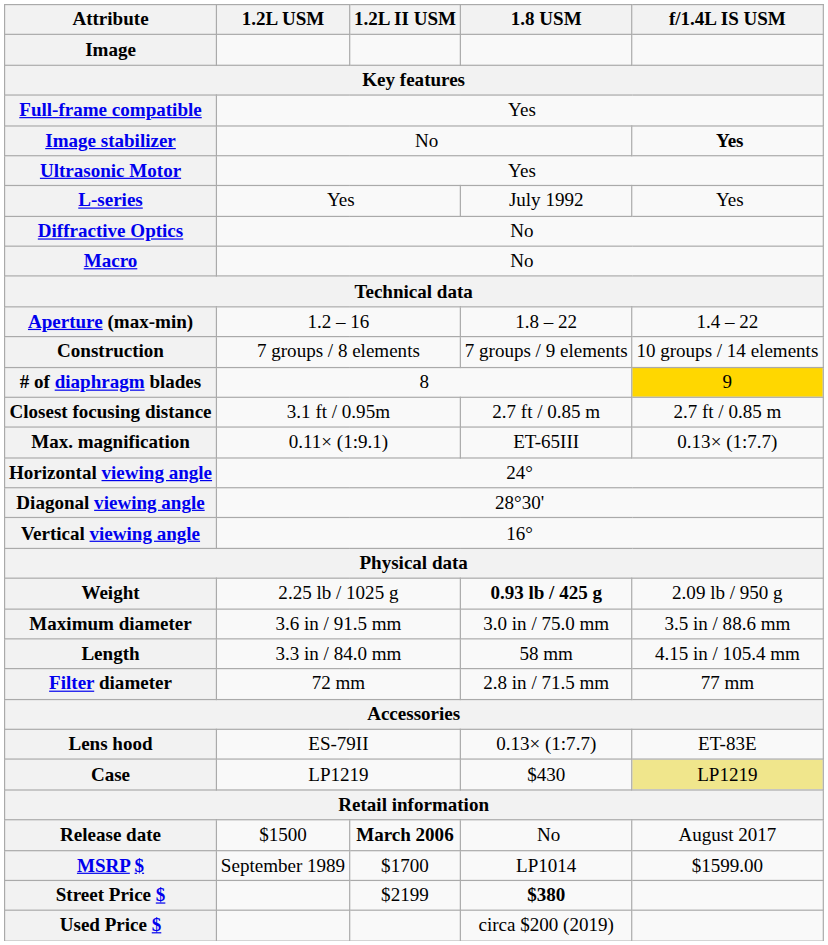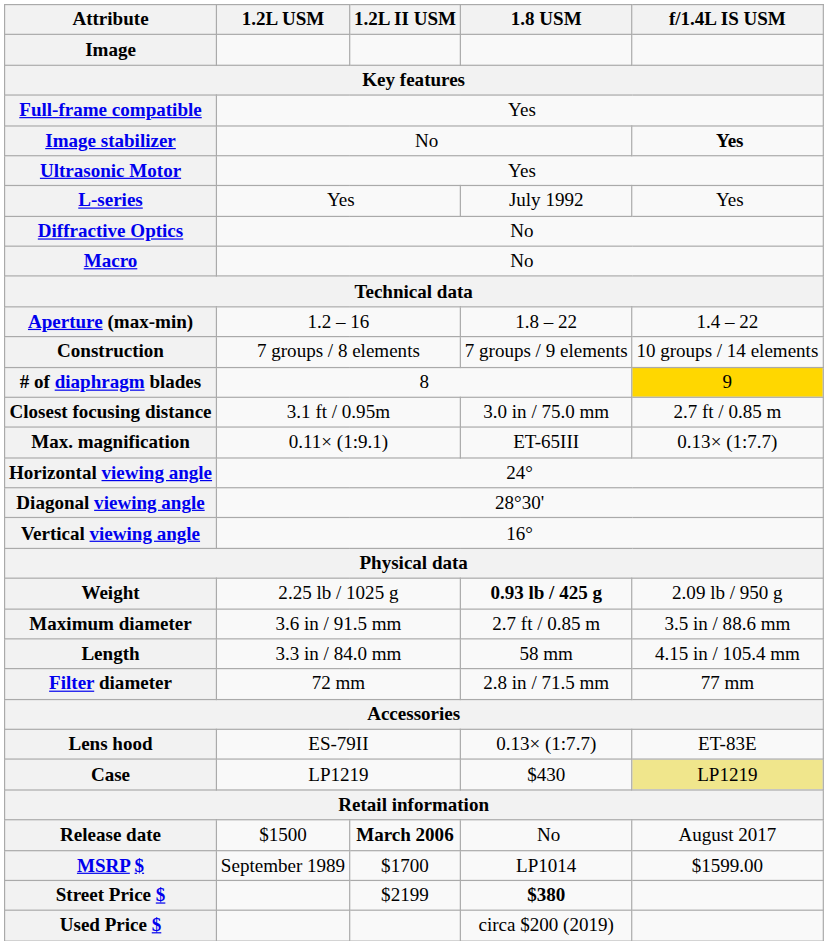(546, 412) 2.7 ft / 0.85 m -> (546, 412) 3.0 in / 75.0 mm
(546, 623) 3.0 in / 75.0 mm -> (546, 623) 2.7 ft / 0.85 m
